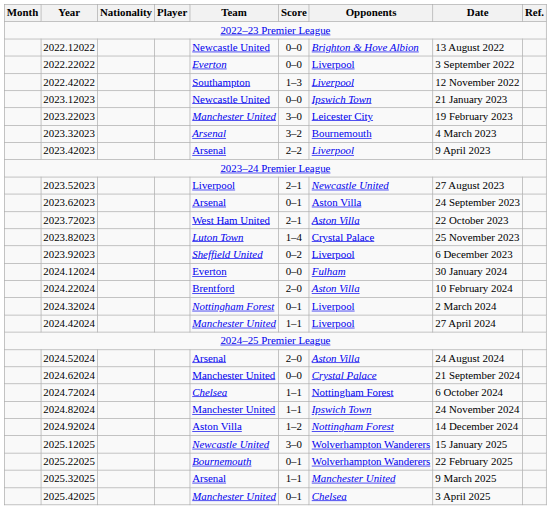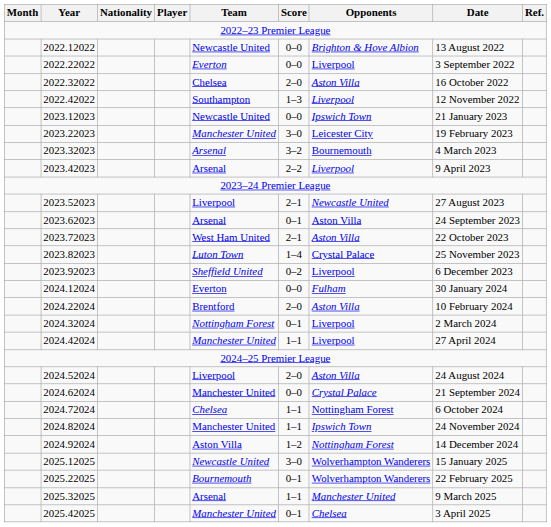+ row: (69, 82)
(209, 358) Arsenal -> (214, 375) Liverpool
